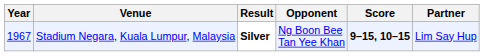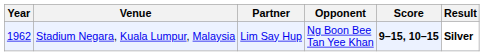columns swapped: (446, 13) <-> (257, 13)
(19, 36) 1967 -> (19, 36) 1962
